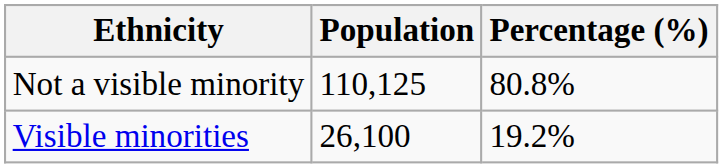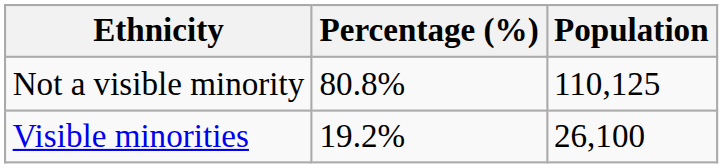columns swapped: (397, 30) <-> (599, 30)
